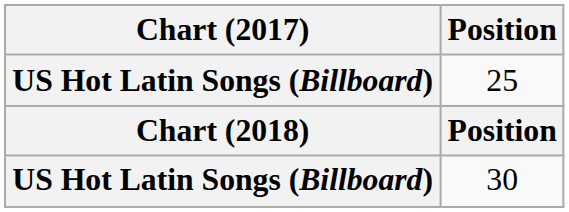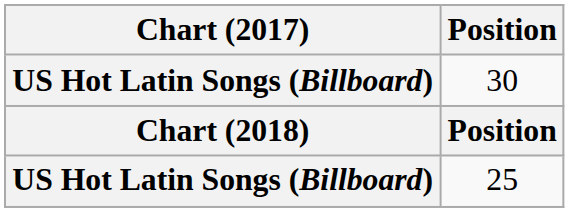rows swapped: (502, 180) <-> (502, 79)
